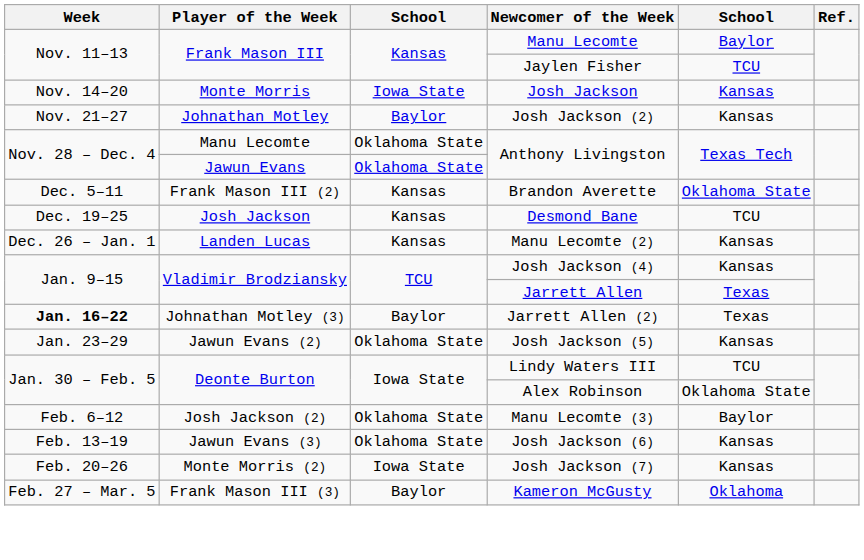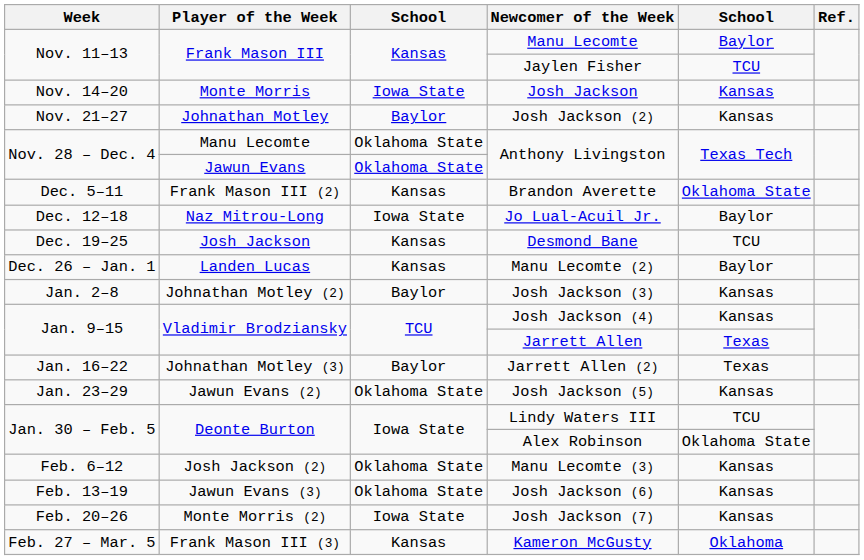+ row: (255, 217)
(746, 242) Kansas -> (746, 267) Baylor
+ row: (255, 292)
(82, 317) bold -> (82, 367) normal
(746, 417) Baylor -> (746, 467) Kansas
(419, 492) Baylor -> (419, 542) Kansas
